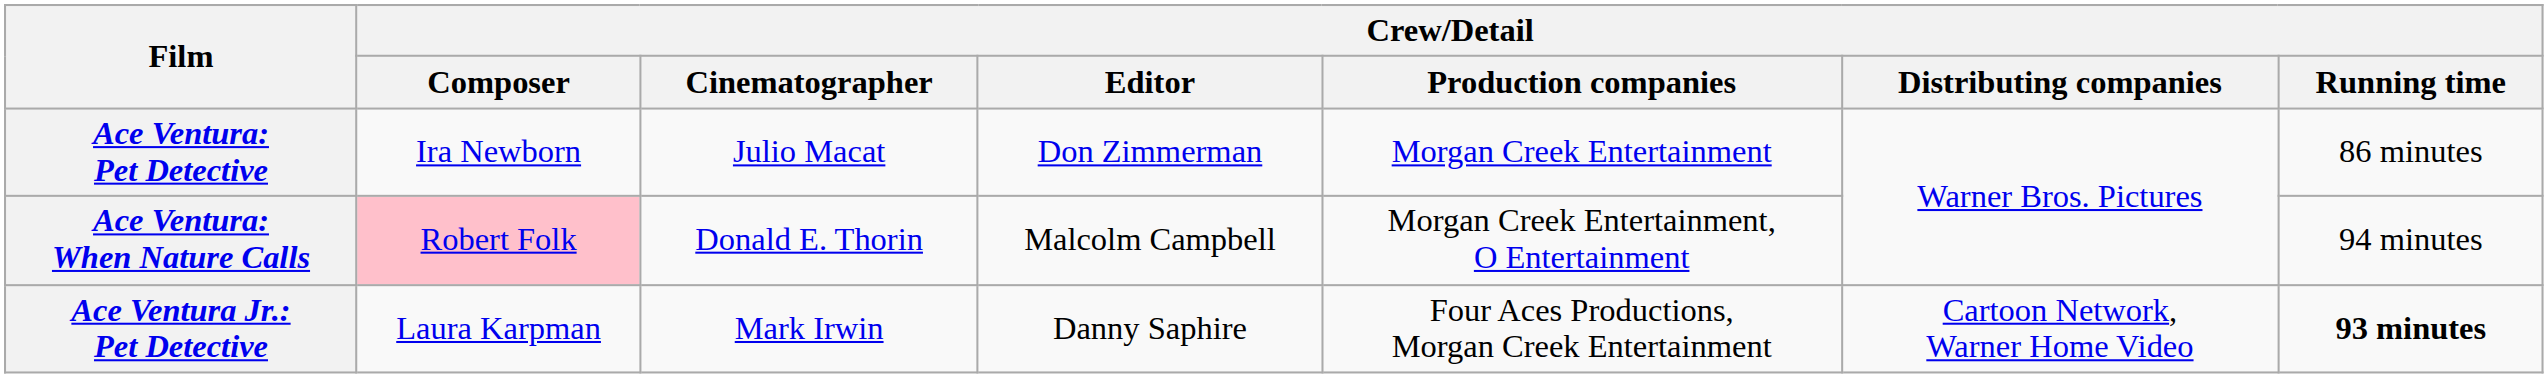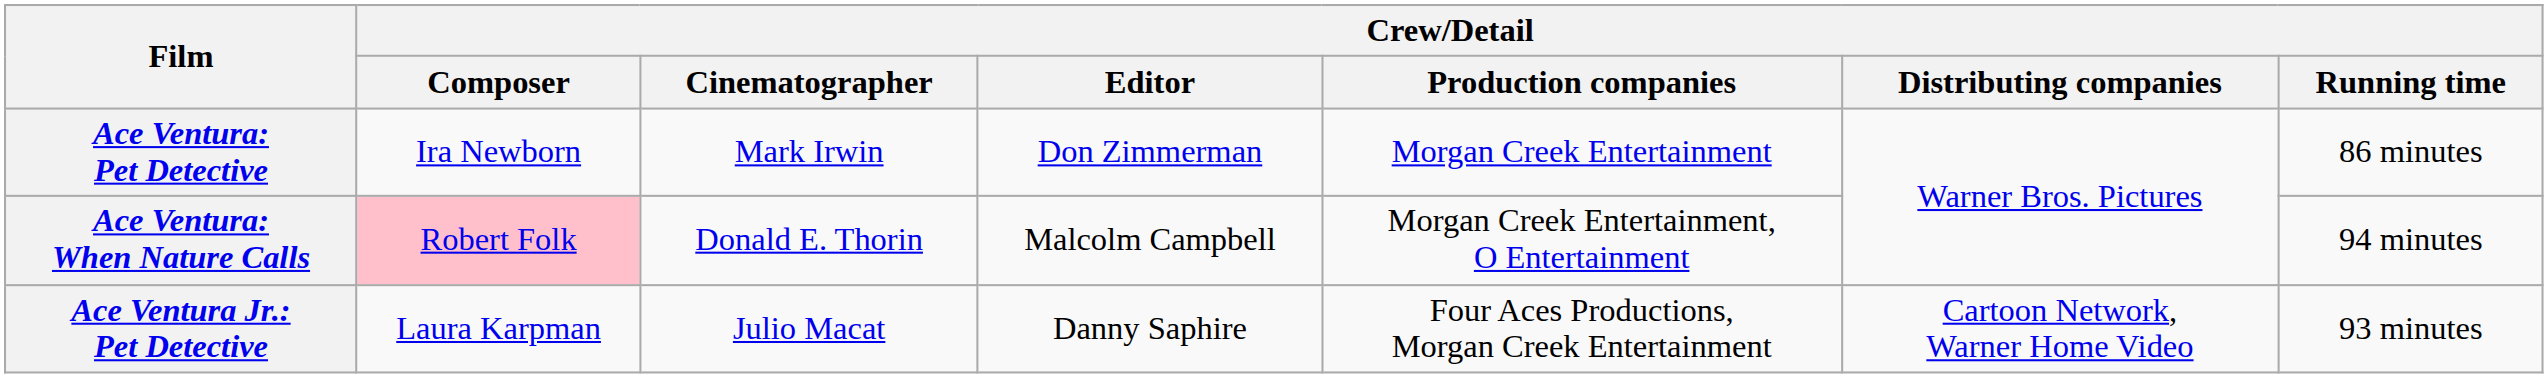(809, 151) Julio Macat -> (809, 151) Mark Irwin
(809, 327) Mark Irwin -> (809, 327) Julio Macat
(2411, 327) bold -> (2411, 327) normal
